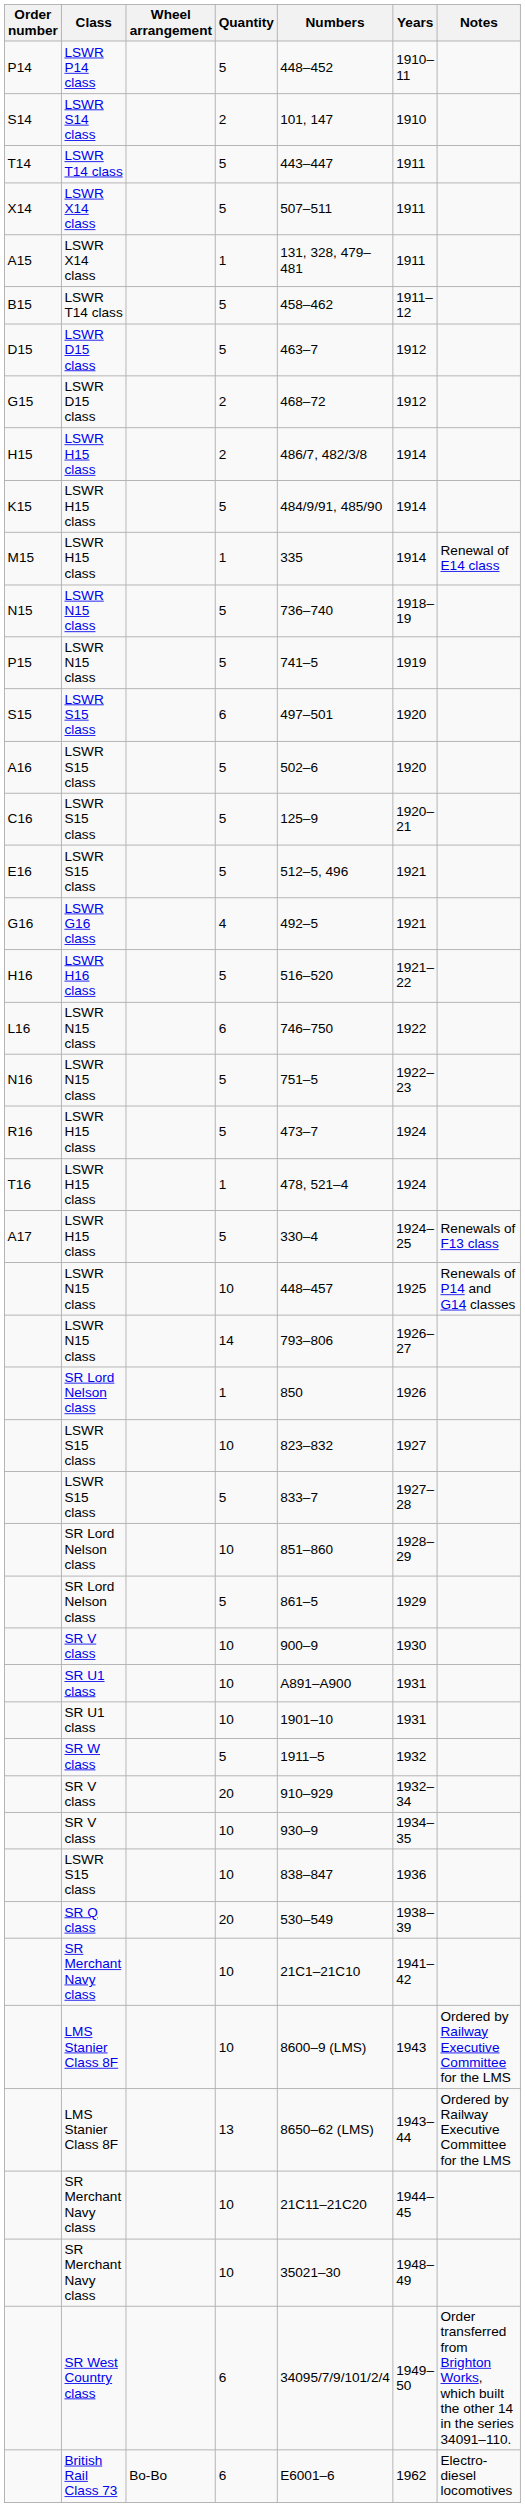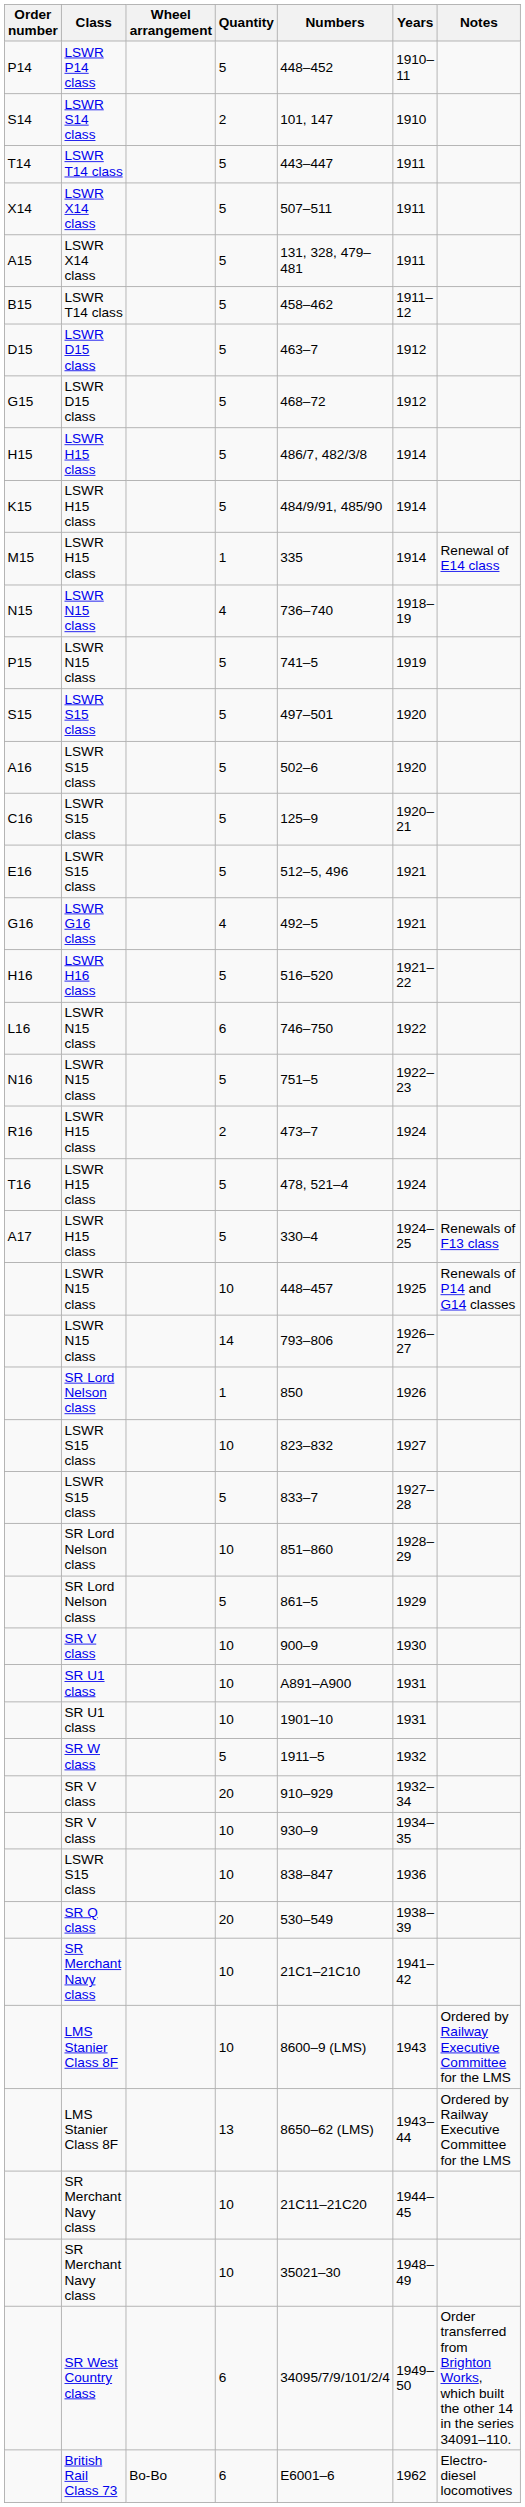(222, 260) 1 -> (222, 260) 5
(222, 402) 2 -> (222, 402) 5
(222, 454) 2 -> (222, 454) 5
(222, 610) 5 -> (222, 610) 4
(222, 715) 6 -> (222, 715) 5
(222, 1132) 5 -> (222, 1132) 2
(222, 1184) 1 -> (222, 1184) 5
